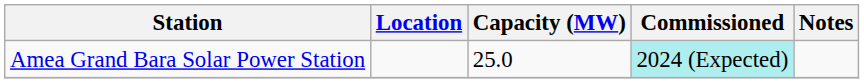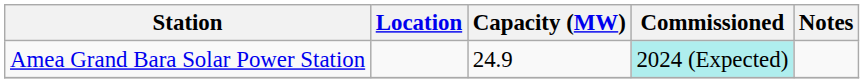(493, 58) 25.0 -> (493, 58) 24.9
